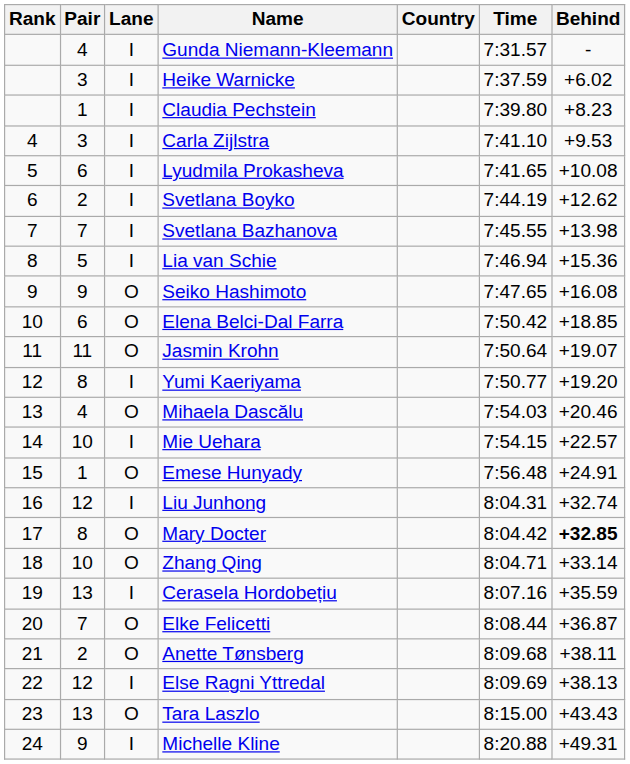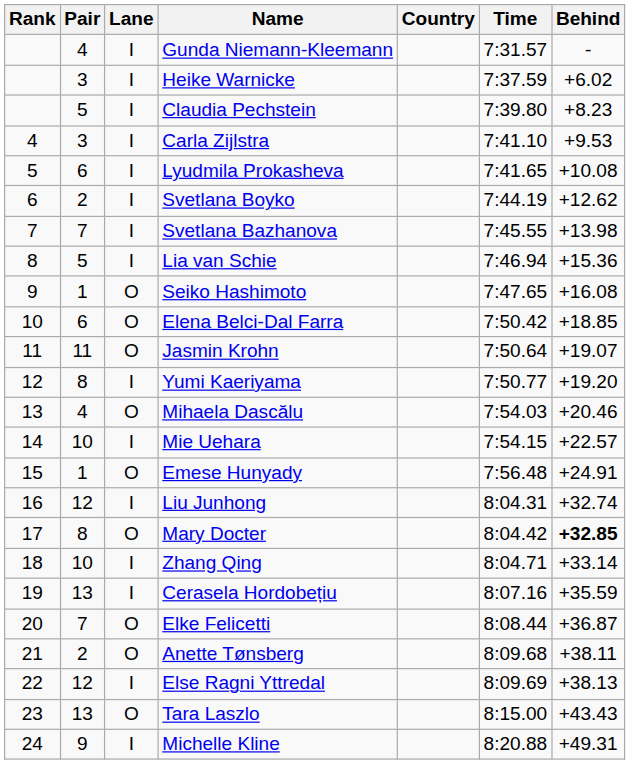(82, 110) 1 -> (82, 110) 5
(82, 291) 9 -> (82, 291) 1
(131, 563) O -> (131, 563) I
